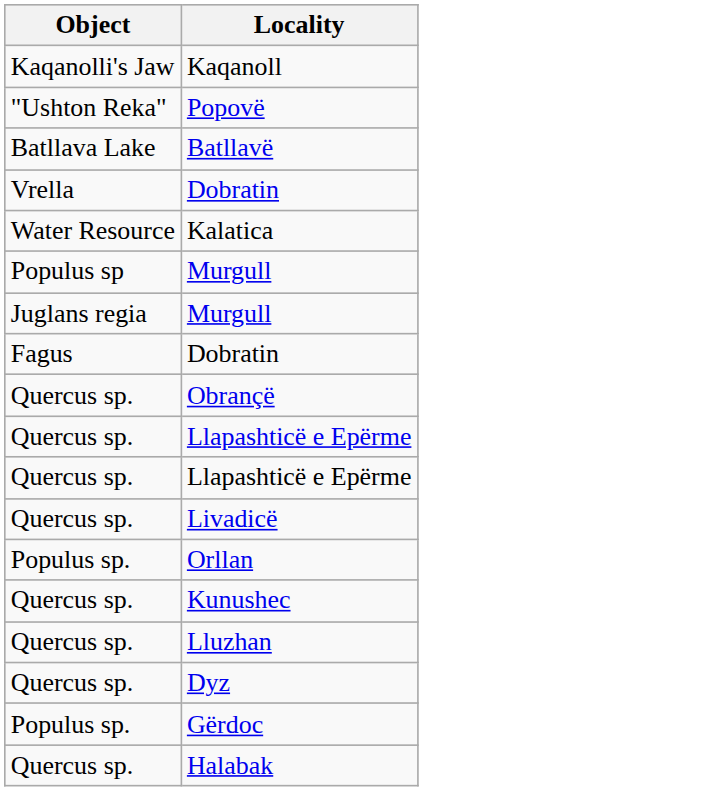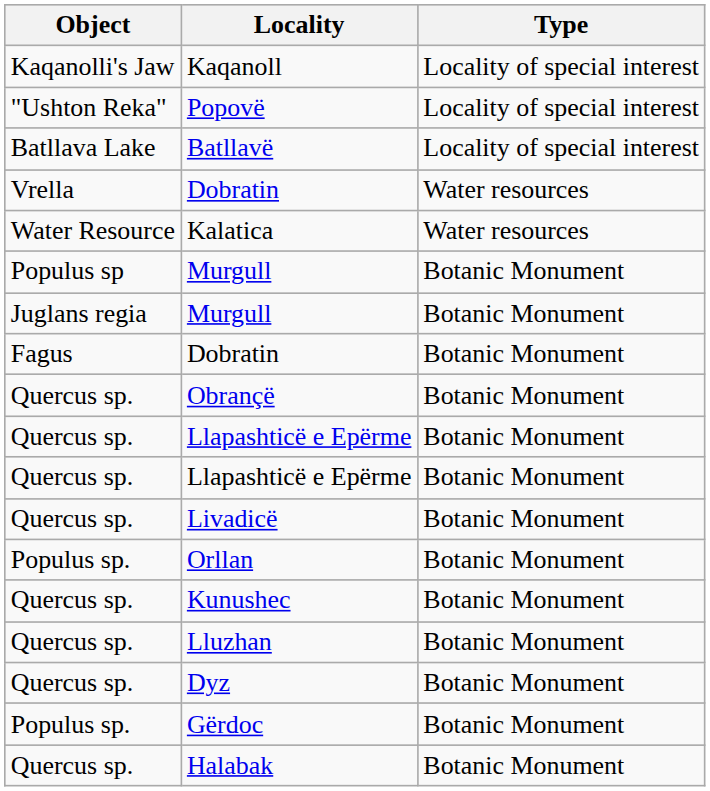+ column: (561, 25)
